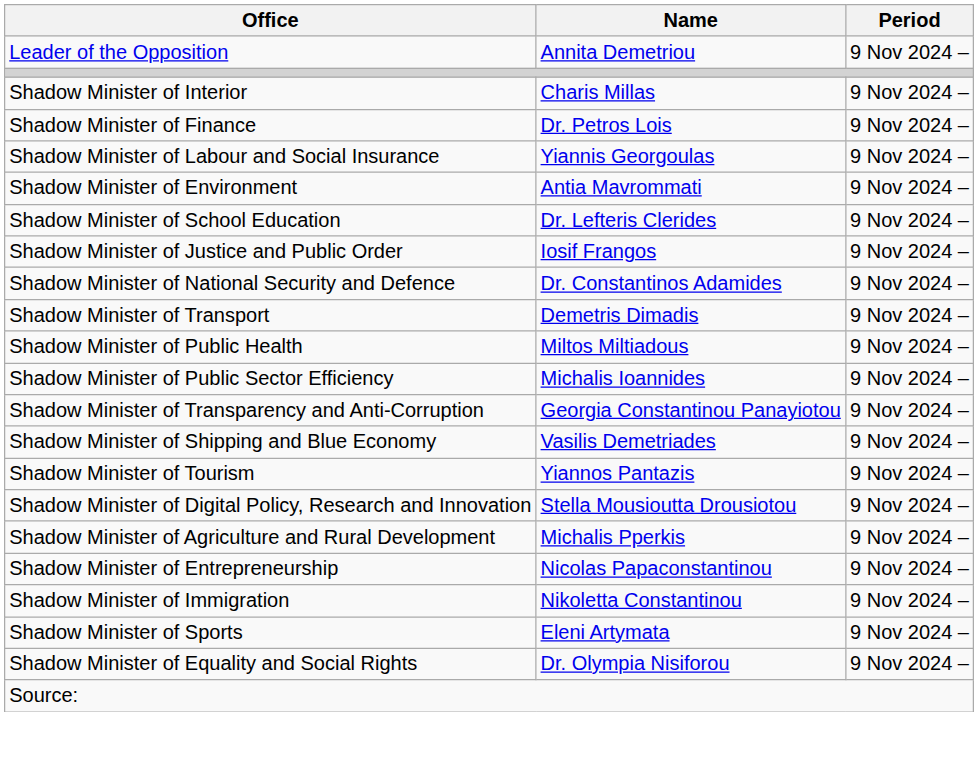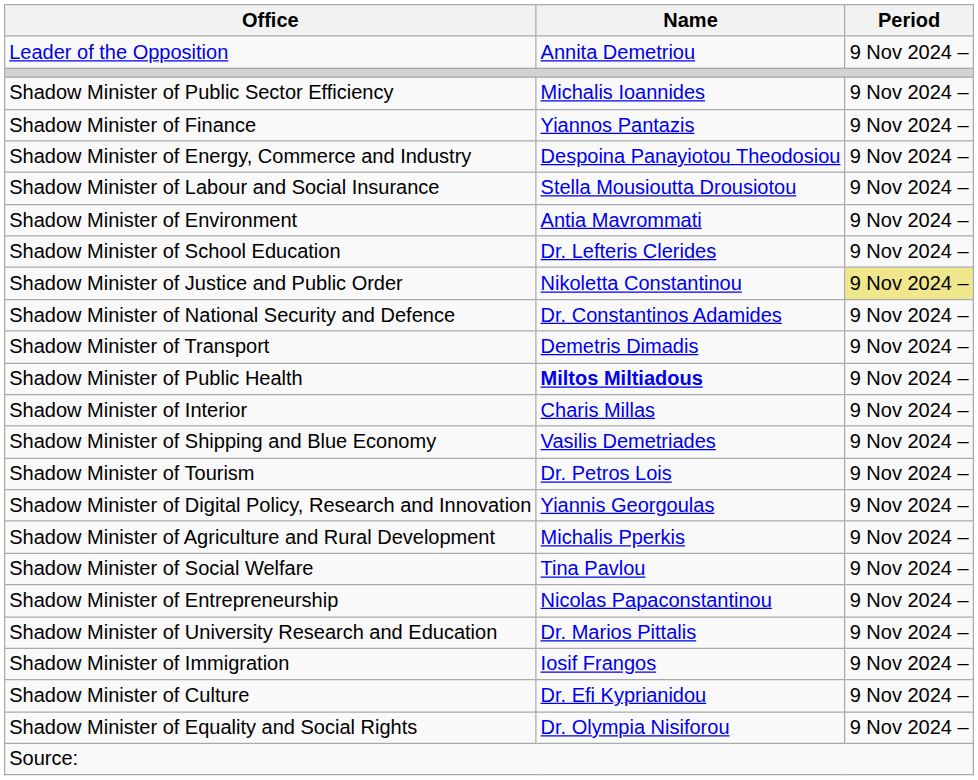rows swapped: (128, 93) <-> (201, 378)
(606, 124) Dr. Petros Lois -> (617, 124) Yiannos Pantazis
+ row: (240, 156)
(627, 156) Yiannis Georgoulas -> (668, 188) Stella Mousioutta Drousiotou
(598, 251) Iosif Frangos -> (641, 283) Nikoletta Constantinou
(910, 251) no background -> (909, 283) khaki background
(614, 346) normal -> (622, 378) bold
- row: (247, 410)
(617, 473) Yiannos Pantazis -> (606, 473) Dr. Petros Lois
(668, 505) Stella Mousioutta Drousiotou -> (627, 505) Yiannis Georgoulas
+ row: (161, 568)
+ row: (253, 632)
(641, 600) Nikoletta Constantinou -> (598, 663) Iosif Frangos
+ row: (129, 695)
- row: (126, 632)
